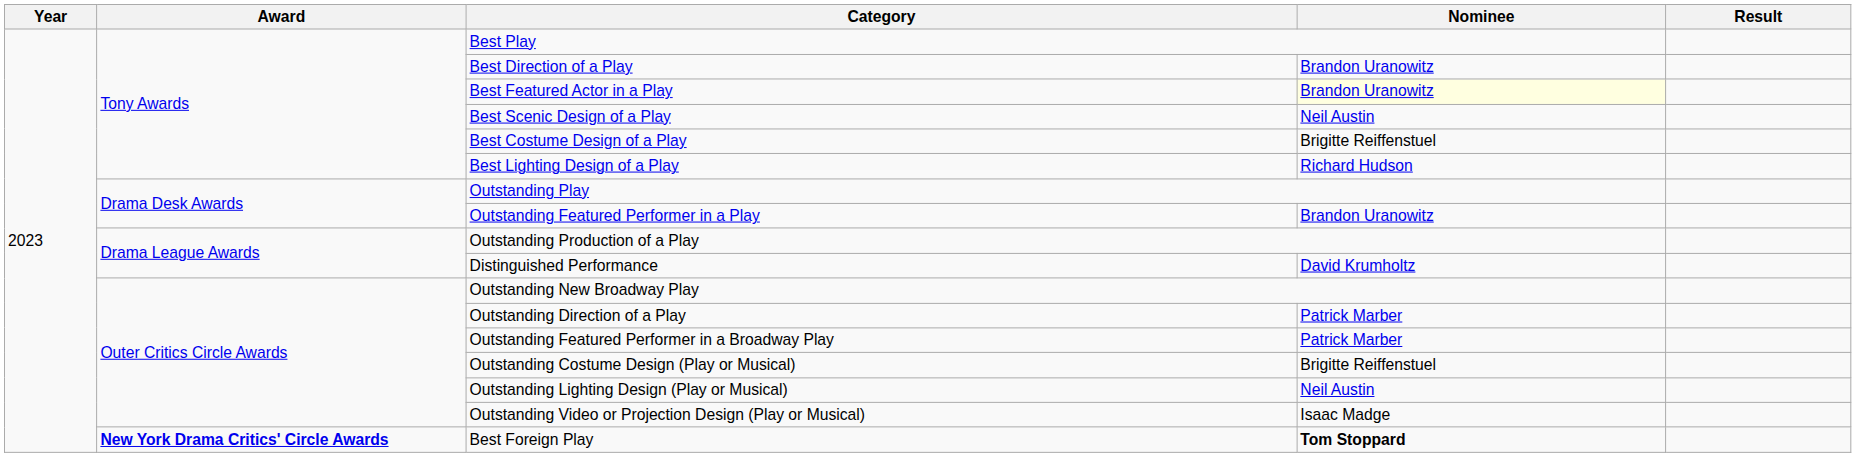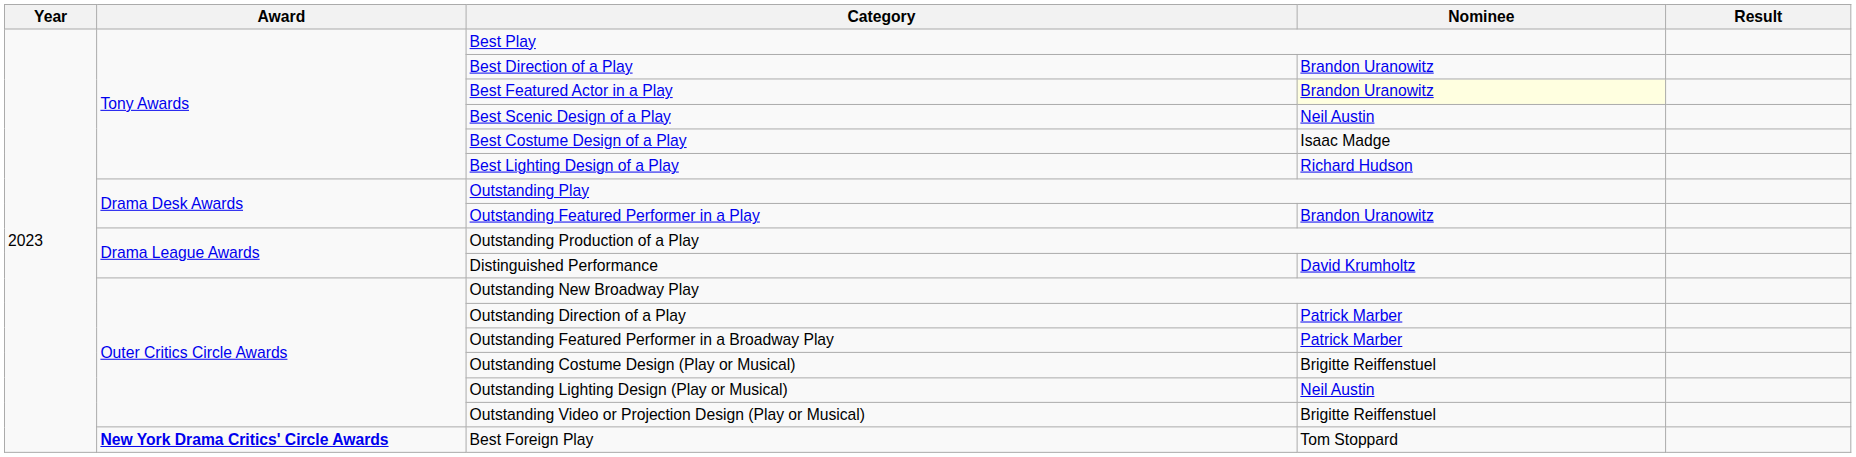(1368, 141) Brigitte Reiffenstuel -> (1345, 141) Isaac Madge
(1345, 414) Isaac Madge -> (1368, 414) Brigitte Reiffenstuel
(1353, 439) bold -> (1349, 439) normal
